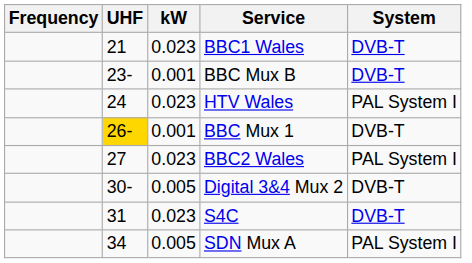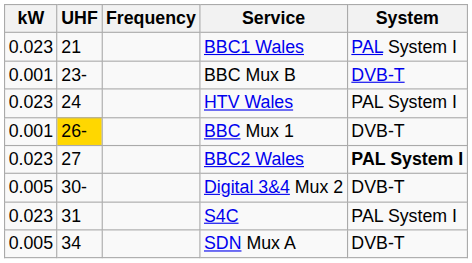columns swapped: (54, 18) <-> (174, 18)
(378, 46) DVB-T -> (404, 46) PAL System I
(404, 159) normal -> (407, 159) bold
(378, 215) DVB-T -> (404, 215) PAL System I
(404, 243) PAL System I -> (378, 243) DVB-T
